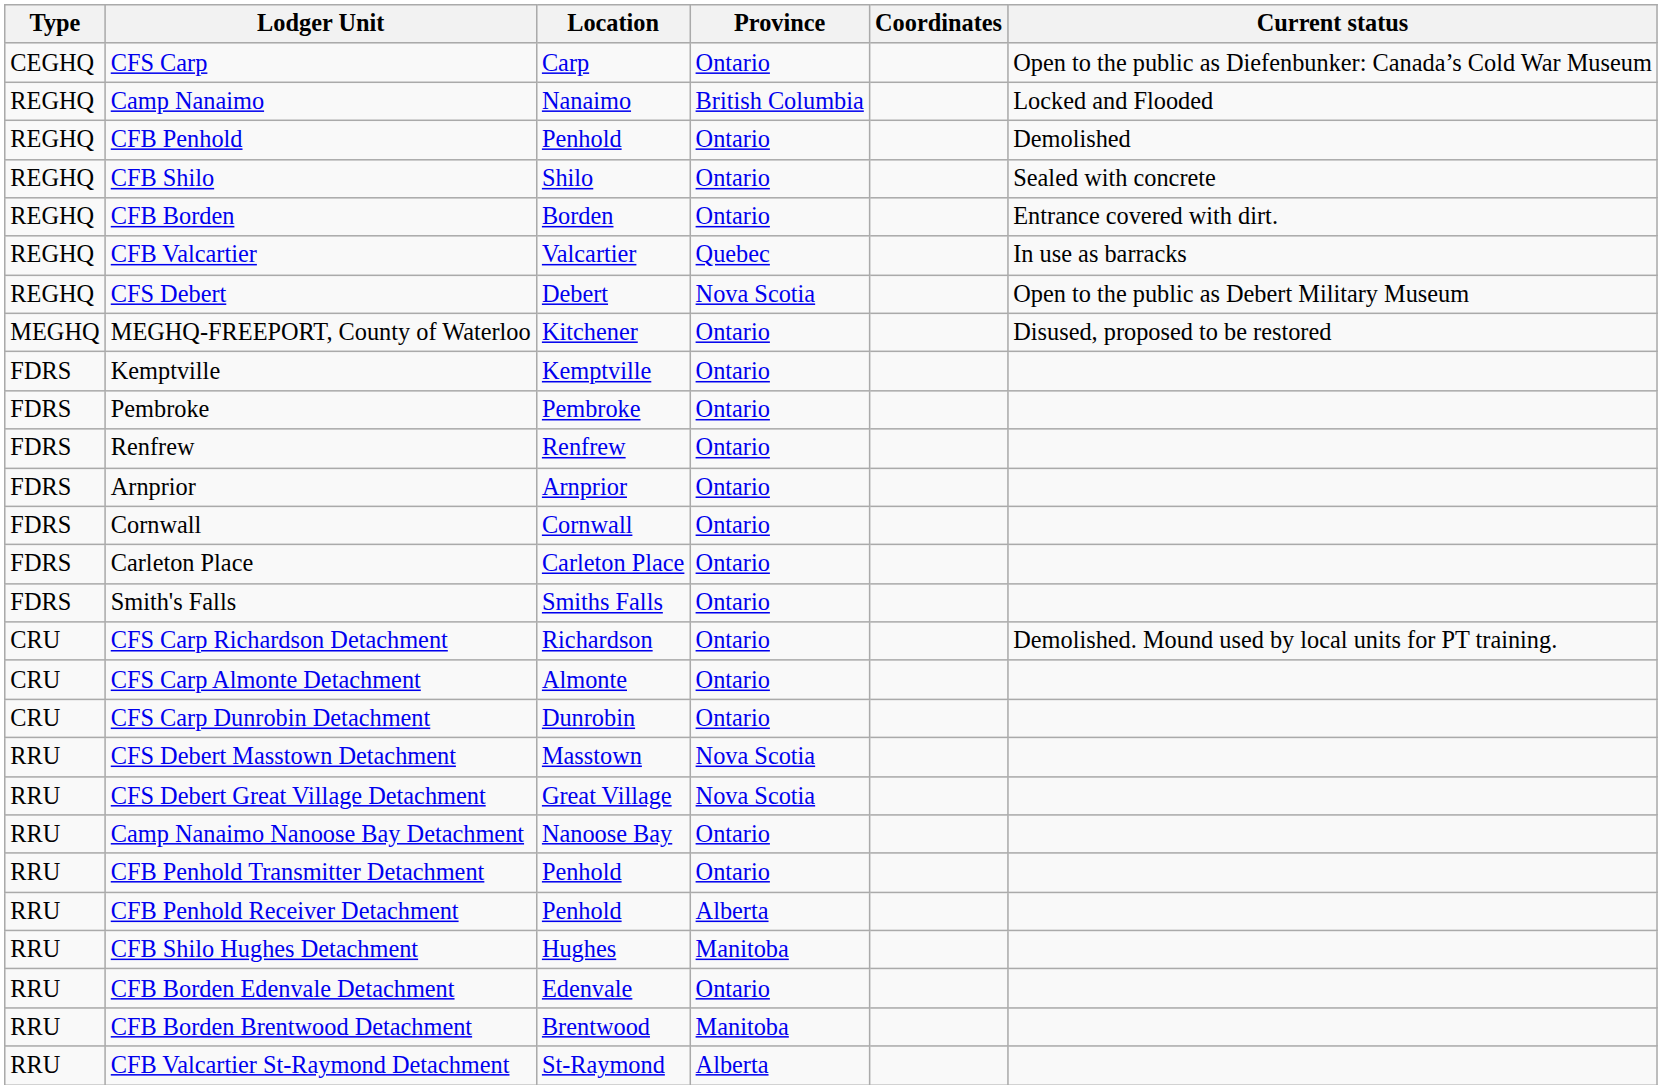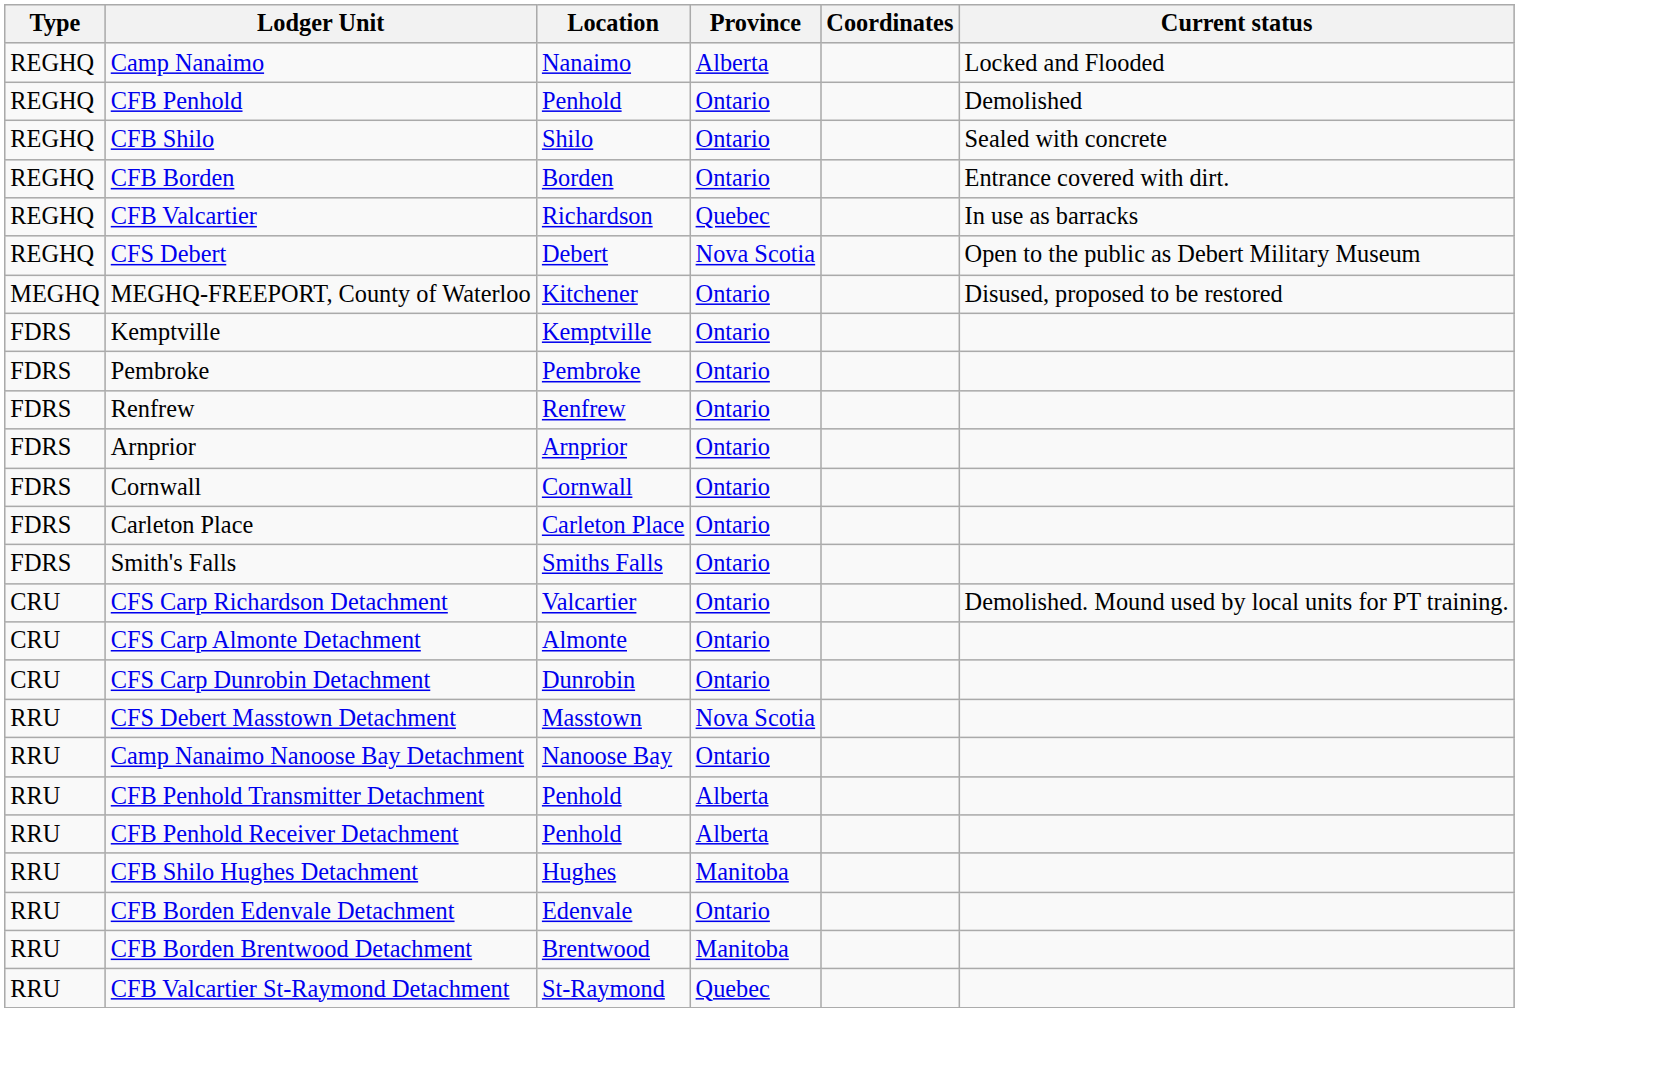- row: (159, 62)
(780, 100) British Columbia -> (732, 62) Alberta
(589, 255) Valcartier -> (597, 216) Richardson
(597, 640) Richardson -> (589, 602) Valcartier
- row: (298, 795)
(733, 872) Ontario -> (732, 795) Alberta
(732, 1065) Alberta -> (733, 988) Quebec
